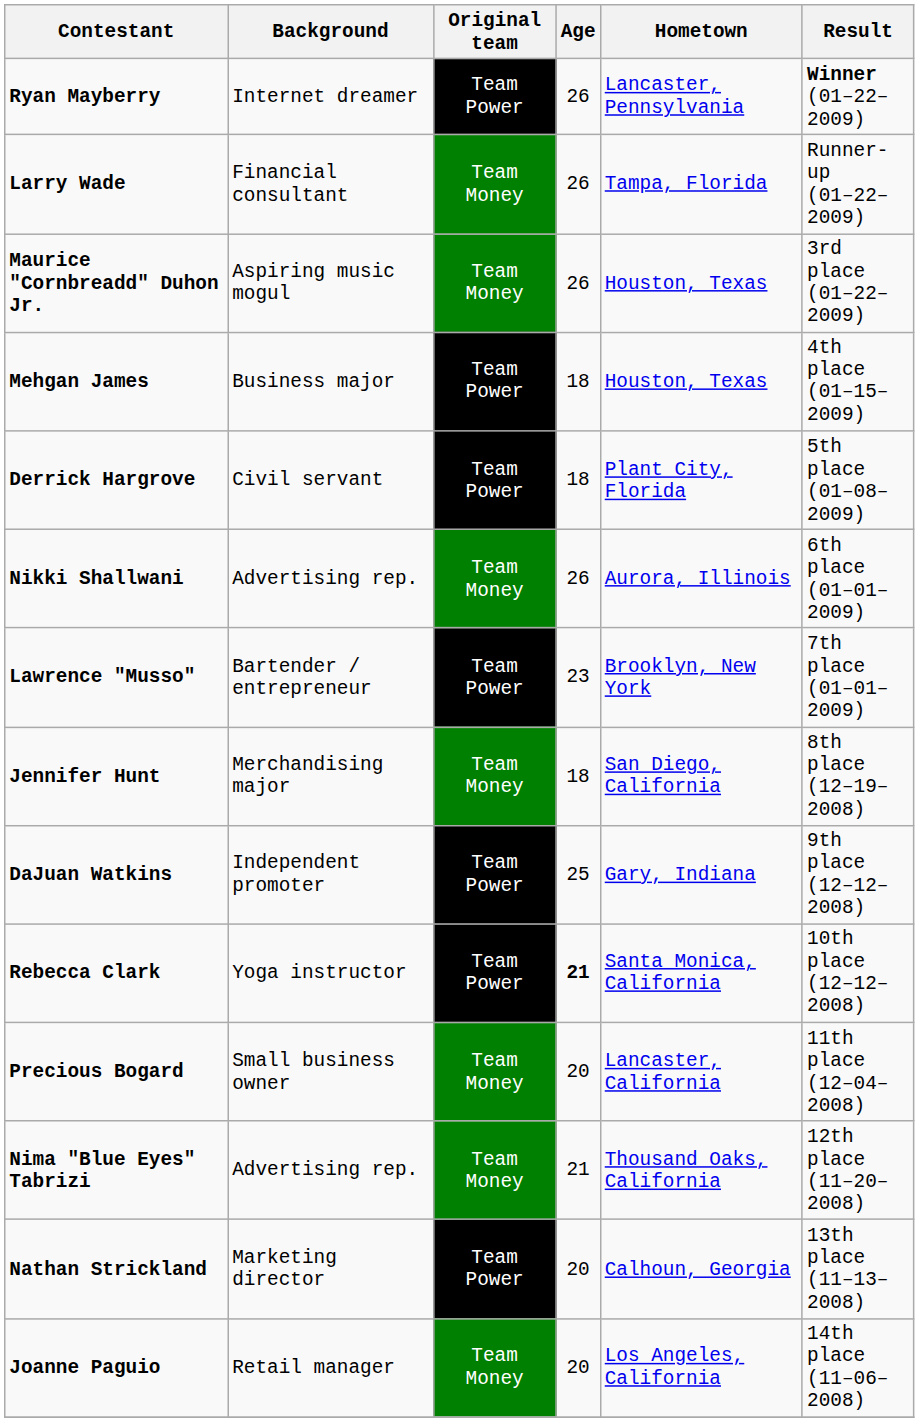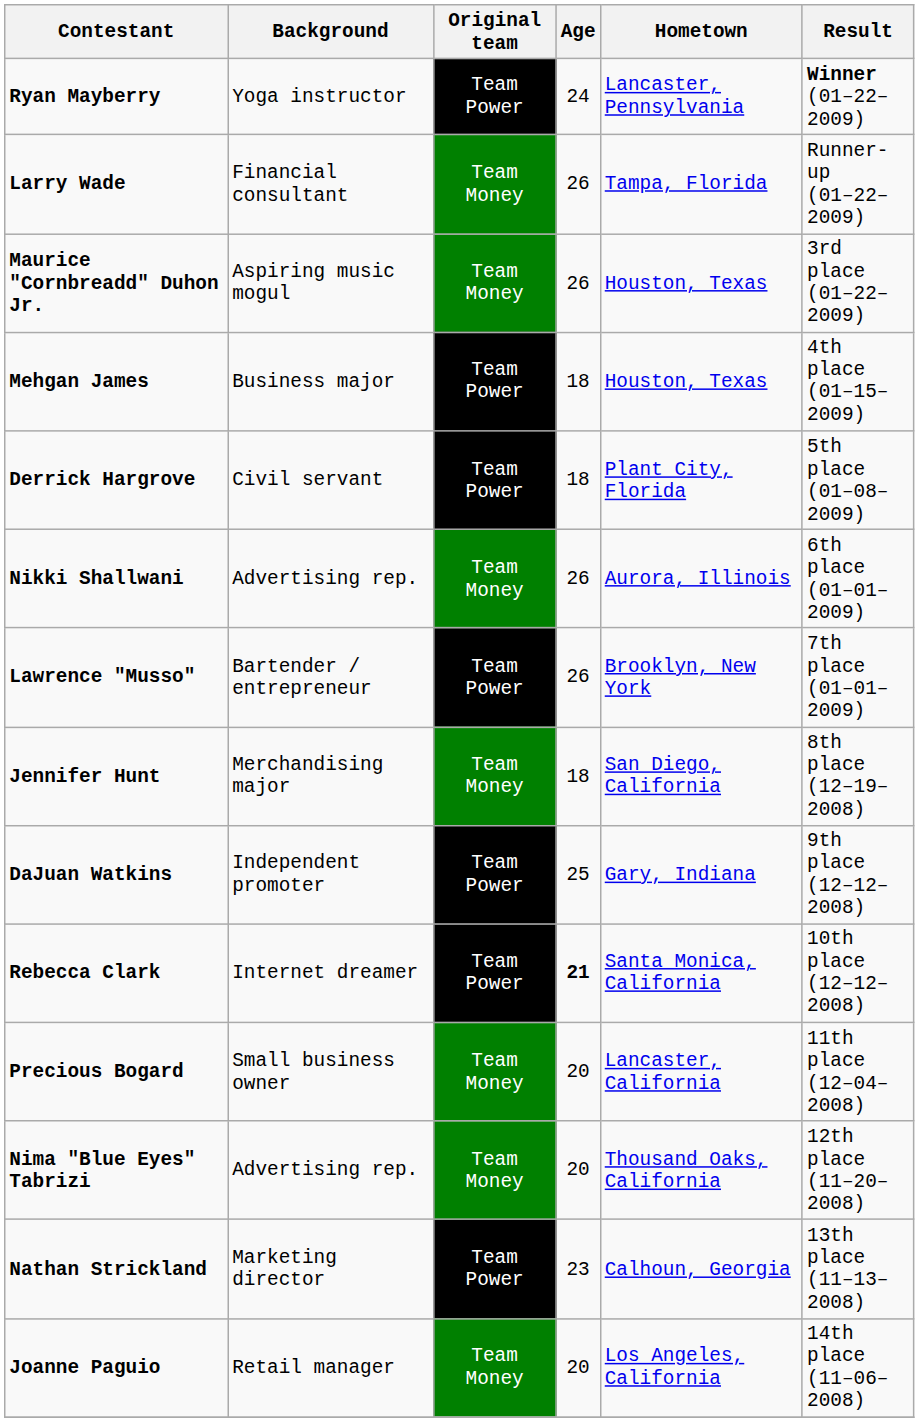(325, 97) Internet dreamer -> (319, 97) Yoga instructor
(578, 97) 26 -> (578, 97) 24
(578, 677) 23 -> (578, 677) 26
(319, 973) Yoga instructor -> (325, 973) Internet dreamer
(578, 1170) 21 -> (578, 1170) 20
(578, 1269) 20 -> (578, 1269) 23
